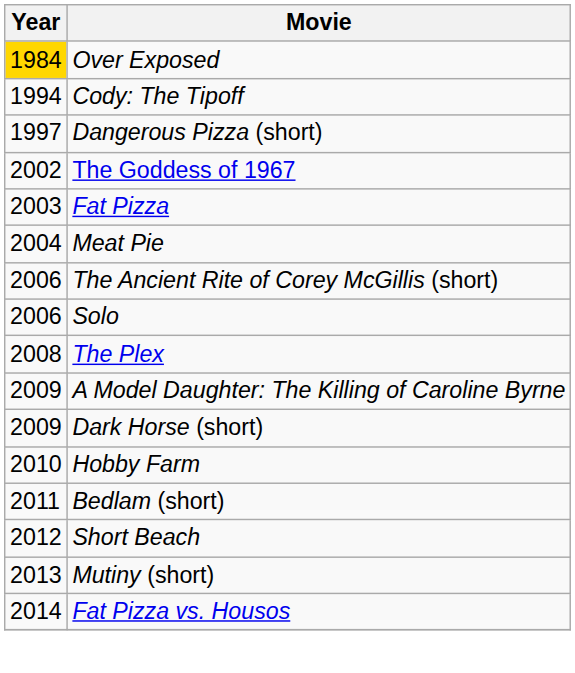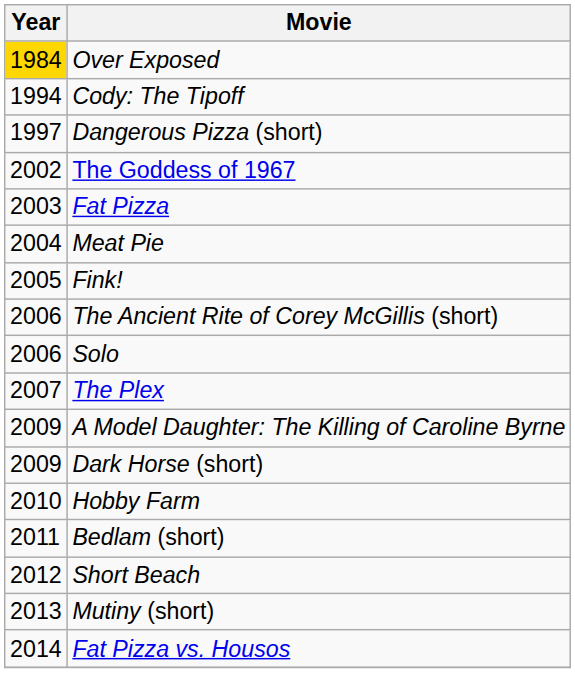+ row: (98, 280)
(36, 354) 2008 -> (36, 390) 2007
